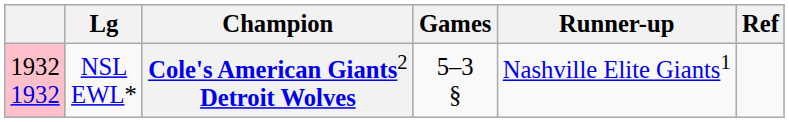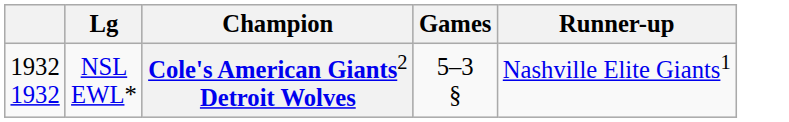- column: (761, 24)
(35, 80) pink background -> (35, 80) no background
